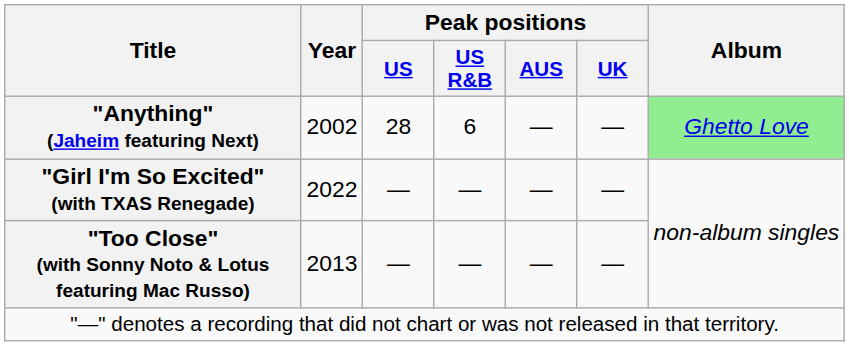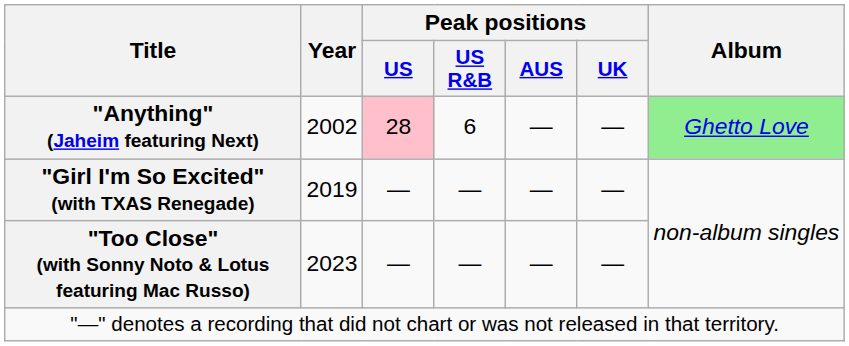(398, 127) no background -> (398, 127) pink background
(332, 189) 2022 -> (332, 189) 2019
(332, 264) 2013 -> (332, 264) 2023
